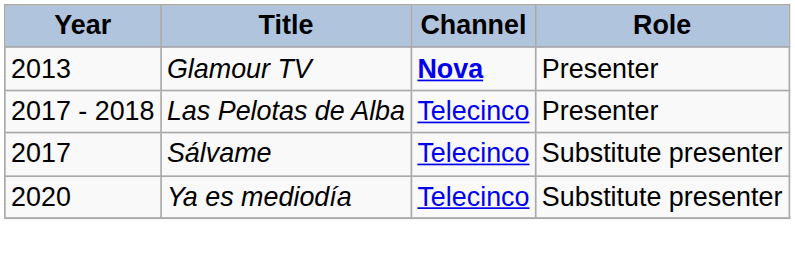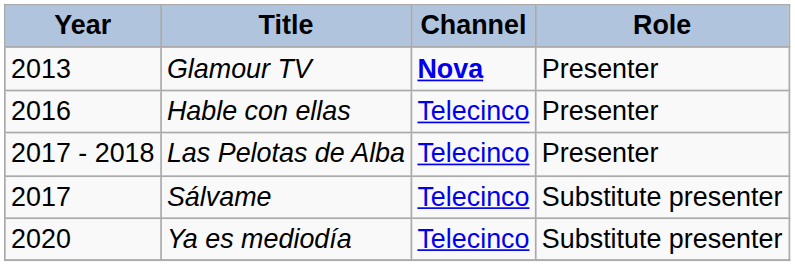+ row: (259, 111)
